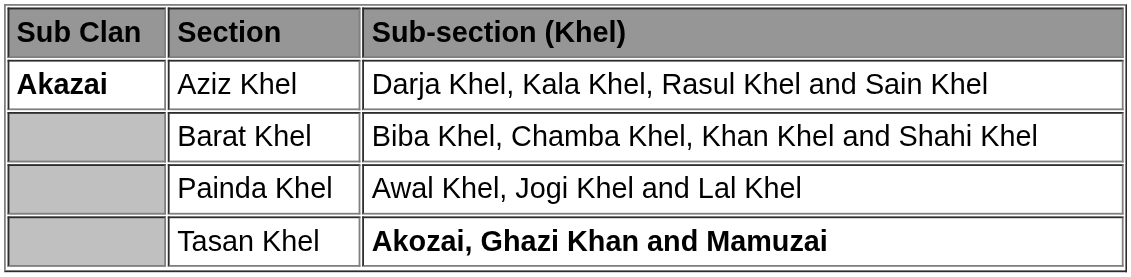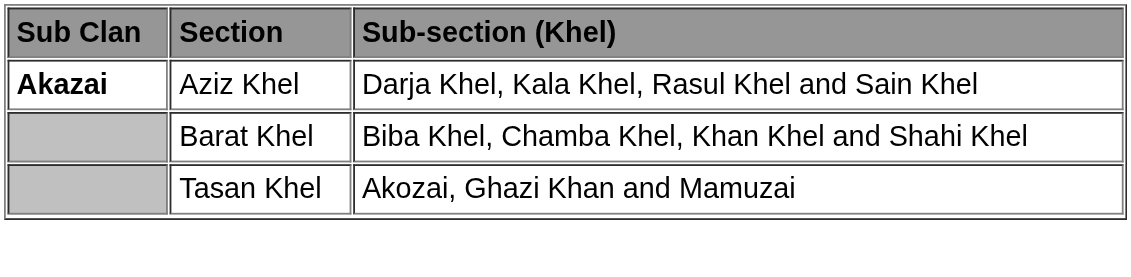- row: (255, 188)
(600, 241) bold -> (579, 188) normal
